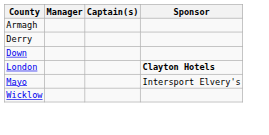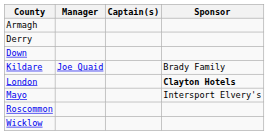+ row: (24, 67)
+ row: (30, 109)
